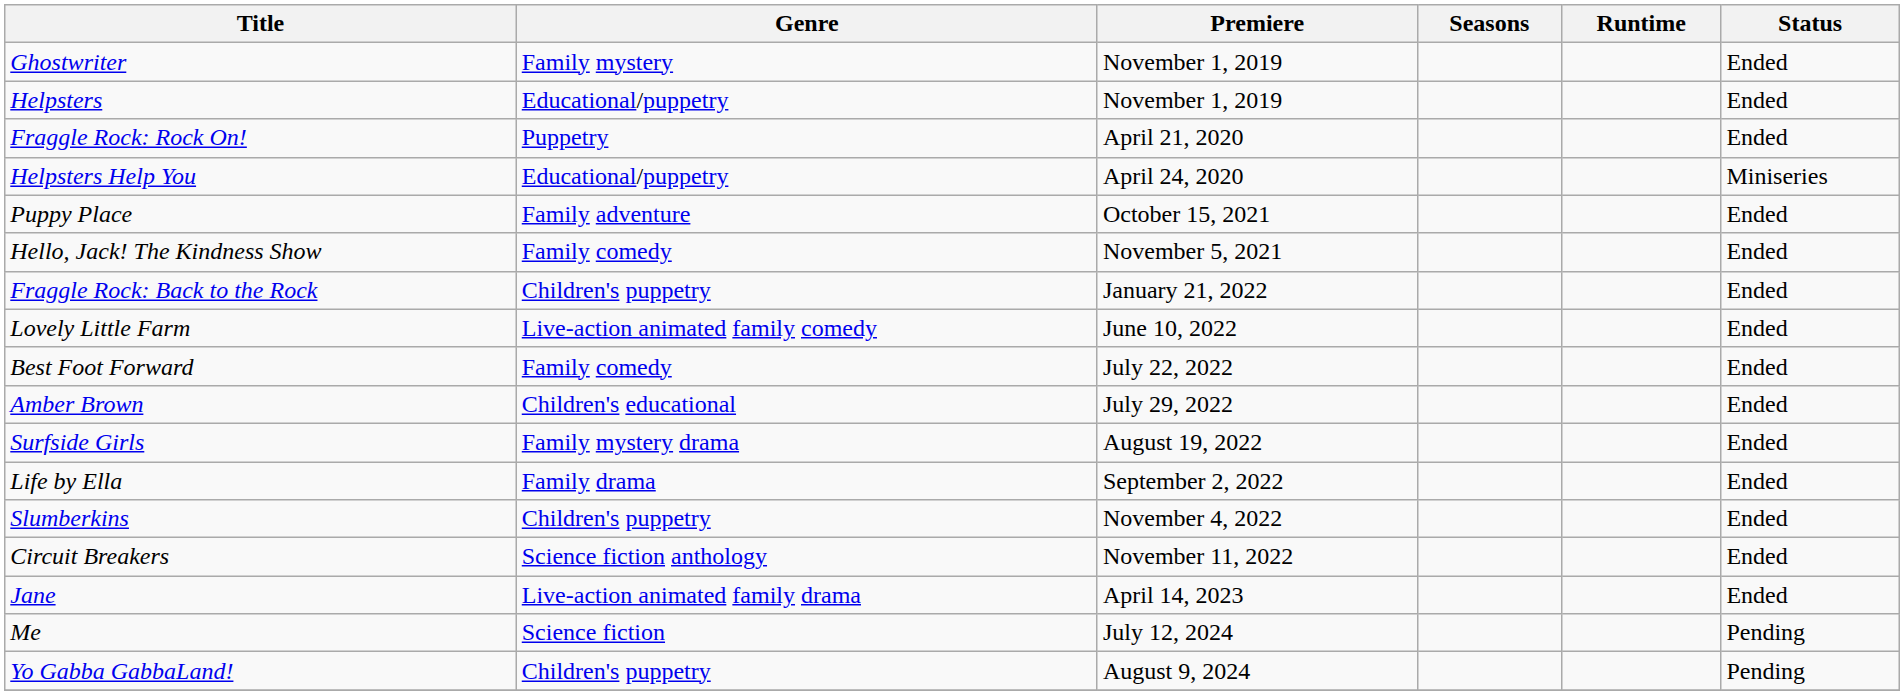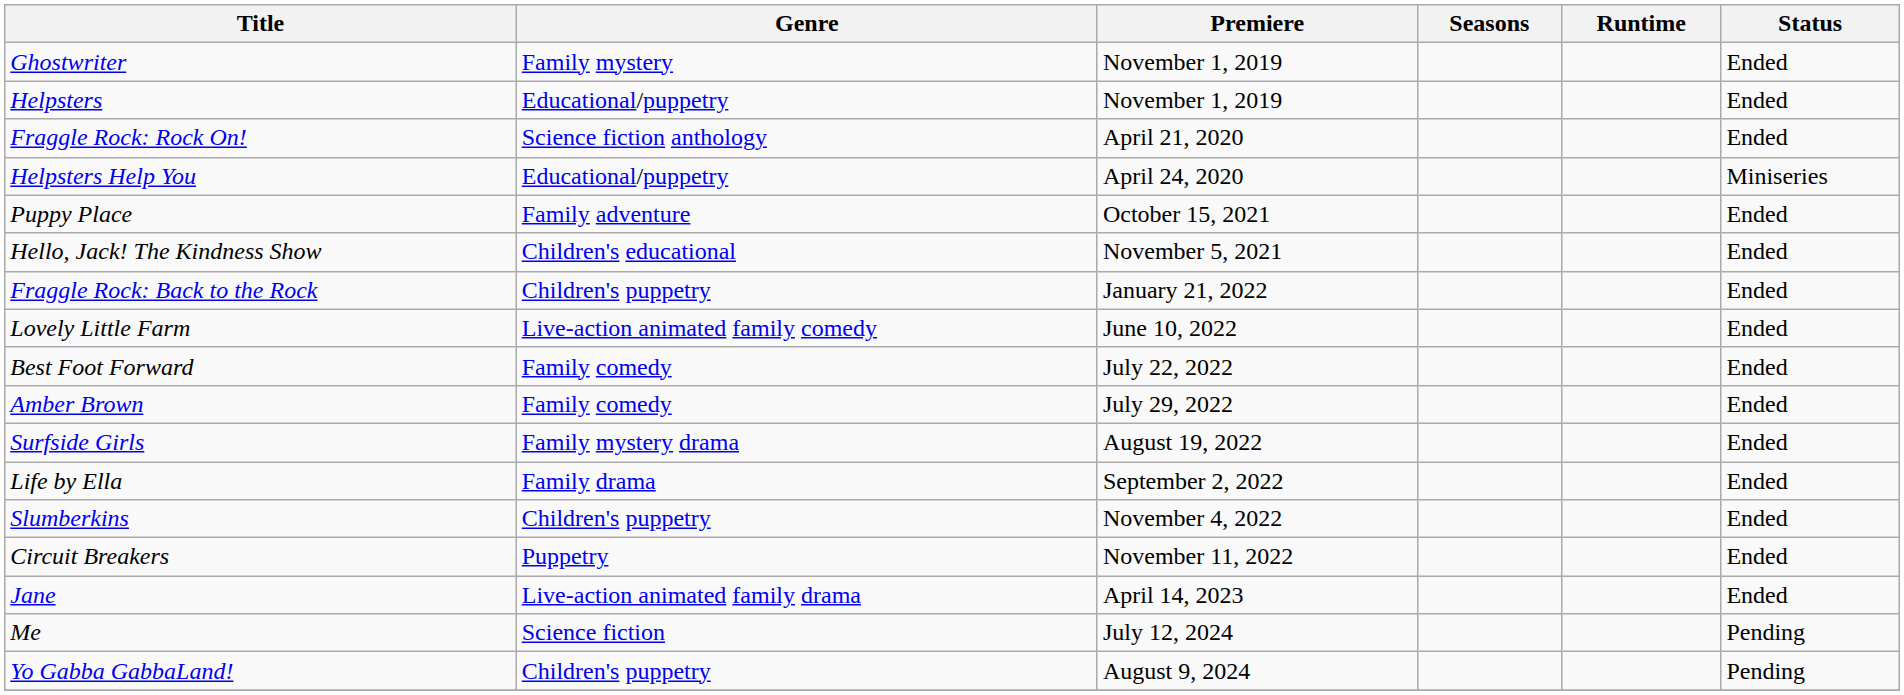(565, 137) Puppetry -> (644, 137) Science fiction anthology
(597, 251) Family comedy -> (629, 251) Children's educational
(629, 404) Children's educational -> (597, 404) Family comedy
(644, 556) Science fiction anthology -> (565, 556) Puppetry
